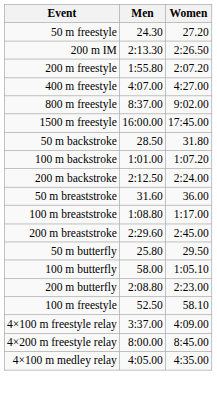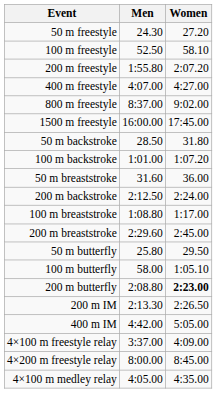rows swapped: (81, 305) <-> (94, 50)
rows swapped: (76, 178) <-> (76, 196)
(191, 287) normal -> (191, 287) bold
+ row: (94, 324)
